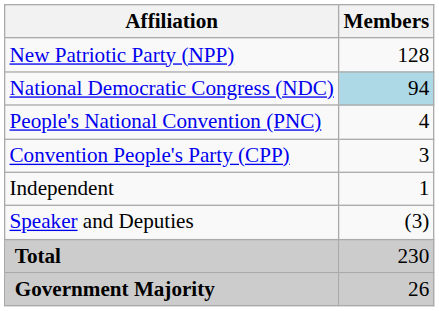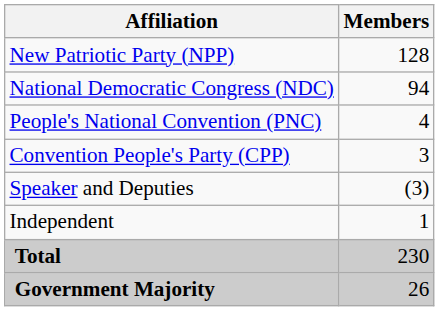(419, 88) lightblue background -> (419, 88) no background
rows swapped: (62, 188) <-> (102, 222)
